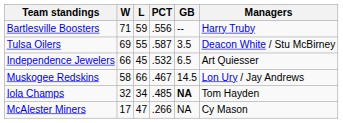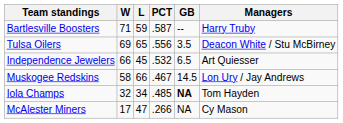(162, 28) .556 -> (162, 28) .587
(141, 45) 55 -> (141, 45) 65
(162, 45) .587 -> (162, 45) .556
